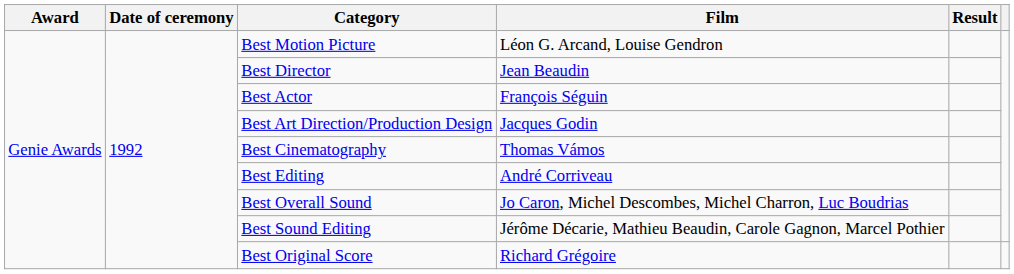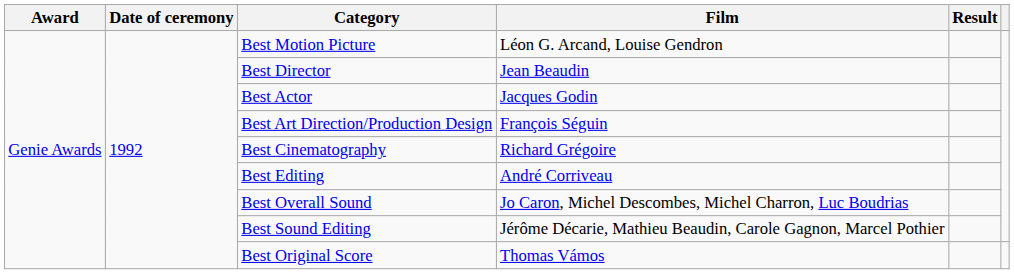(554, 96) François Séguin -> (549, 96) Jacques Godin
(549, 123) Jacques Godin -> (554, 123) François Séguin
(552, 149) Thomas Vámos -> (558, 149) Richard Grégoire
(558, 255) Richard Grégoire -> (552, 255) Thomas Vámos
